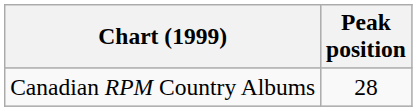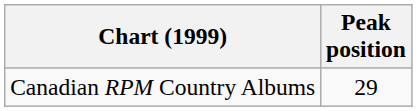(366, 86) 28 -> (366, 86) 29
